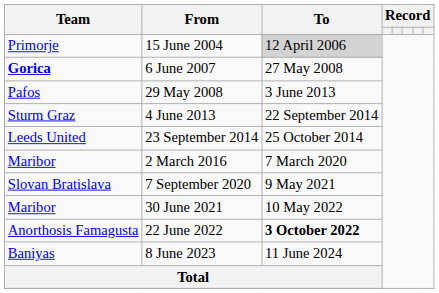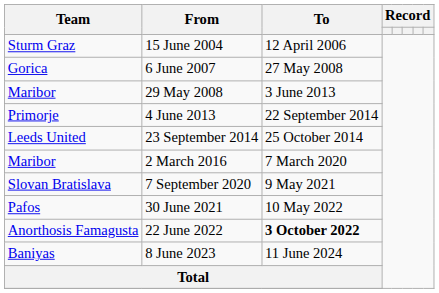(33, 45) Primorje -> (42, 45) Sturm Graz
(306, 45) lightgrey background -> (306, 45) no background
(29, 68) bold -> (28, 68) normal
(24, 92) Pafos -> (32, 92) Maribor
(42, 115) Sturm Graz -> (33, 115) Primorje
(32, 207) Maribor -> (24, 207) Pafos
